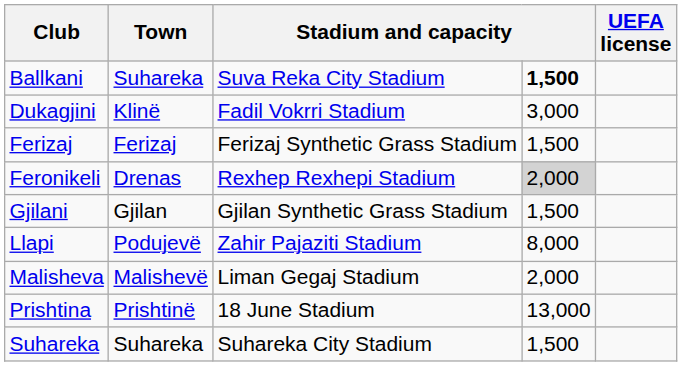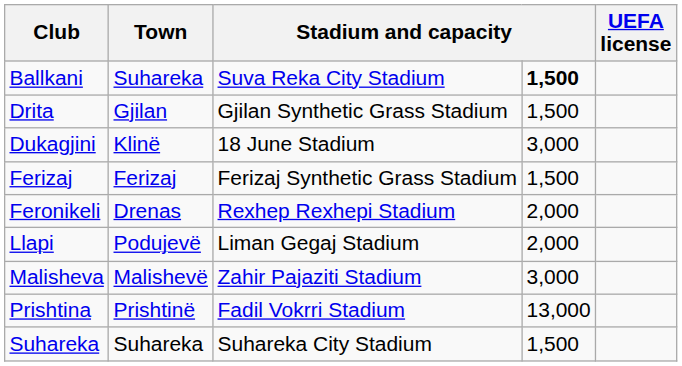+ row: (32, 111)
(311, 111) Fadil Vokrri Stadium -> (296, 144) 18 June Stadium
(553, 177) lightgrey background -> (553, 210) no background
- row: (39, 210)
(319, 244) Zahir Pajaziti Stadium -> (318, 244) Liman Gegaj Stadium
(553, 244) 8,000 -> (553, 244) 2,000
(318, 277) Liman Gegaj Stadium -> (319, 277) Zahir Pajaziti Stadium
(553, 277) 2,000 -> (553, 277) 3,000
(296, 310) 18 June Stadium -> (311, 310) Fadil Vokrri Stadium
